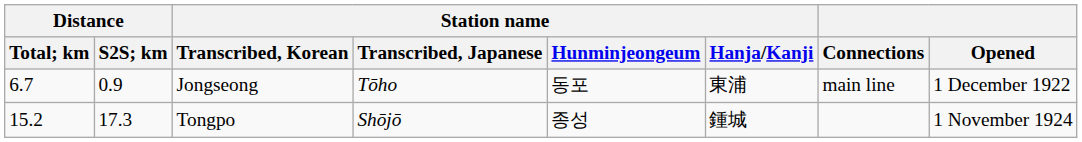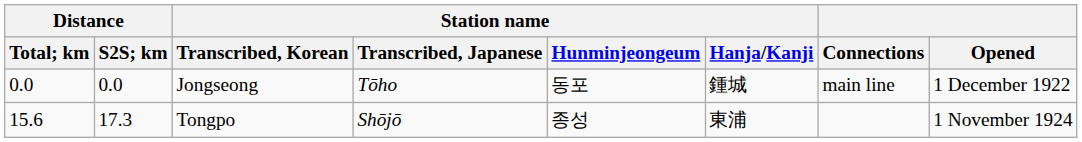(21, 85) 6.7 -> (21, 85) 0.0
(110, 85) 0.9 -> (110, 85) 0.0
(728, 85) 東浦 -> (728, 85) 鍾城
(26, 120) 15.2 -> (26, 120) 15.6
(728, 120) 鍾城 -> (728, 120) 東浦
